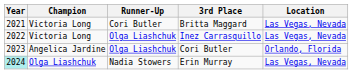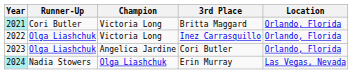columns swapped: (67, 11) <-> (143, 11)
(16, 24) no background -> (16, 24) paleturquoise background
(305, 24) Las Vegas, Nevada -> (303, 24) Orlando, Florida
(305, 37) Las Vegas, Nevada -> (303, 37) Orlando, Florida
